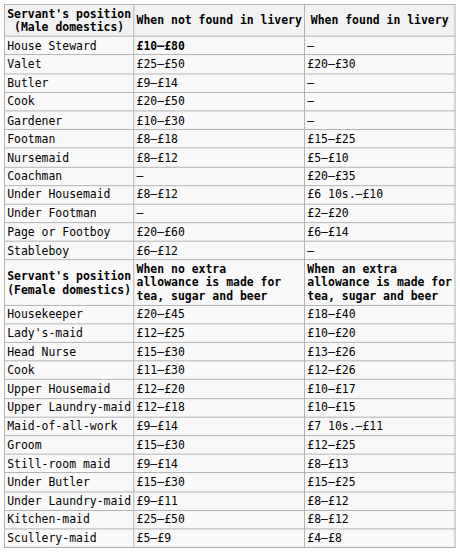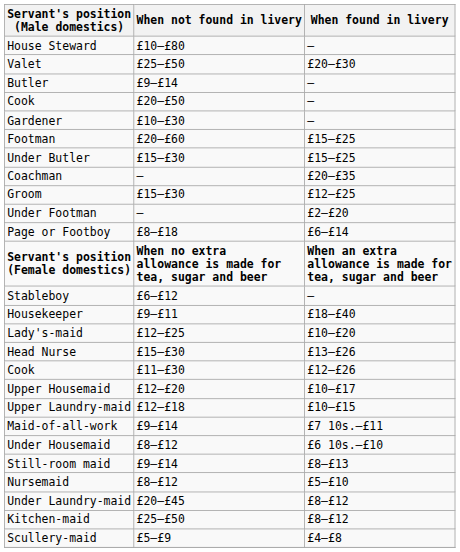(161, 46) bold -> (161, 46) normal
(157, 139) £8–£18 -> (161, 139) £20–£60
rows swapped: (48, 482) <-> (38, 157)
rows swapped: (24, 445) <-> (59, 195)
(161, 232) £20–£60 -> (157, 232) £8–£18
rows swapped: (38, 251) <-> (69, 283)
(161, 314) £20–£45 -> (157, 314) £9–£11
(157, 501) £9–£11 -> (161, 501) £20–£45
